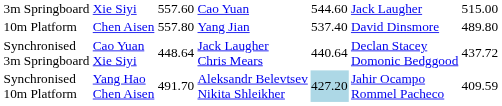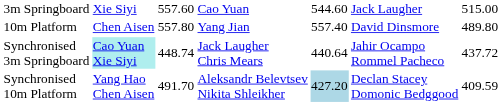(329, 27) 537.40 -> (329, 27) 557.40
(119, 53) no background -> (119, 53) paleturquoise background
(176, 53) 448.64 -> (176, 53) 448.74
(405, 53) Declan Stacey Domonic Bedggood -> (398, 53) Jahir Ocampo Rommel Pacheco
(398, 86) Jahir Ocampo Rommel Pacheco -> (405, 86) Declan Stacey Domonic Bedggood
